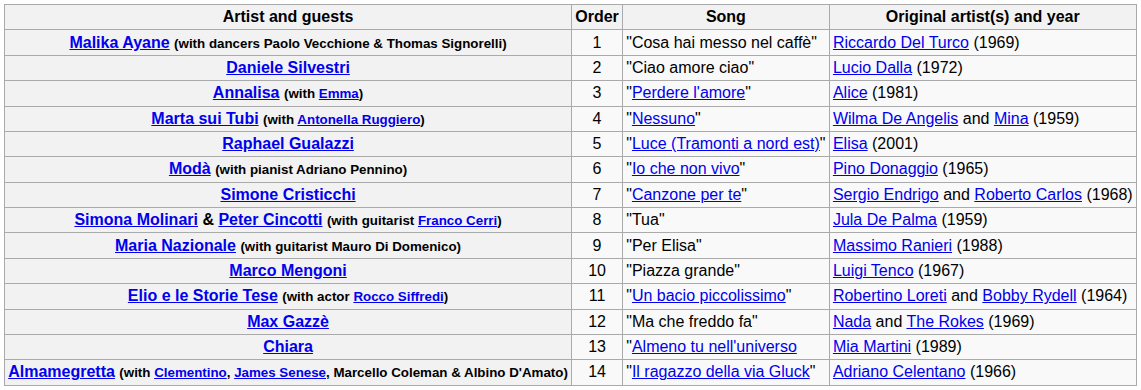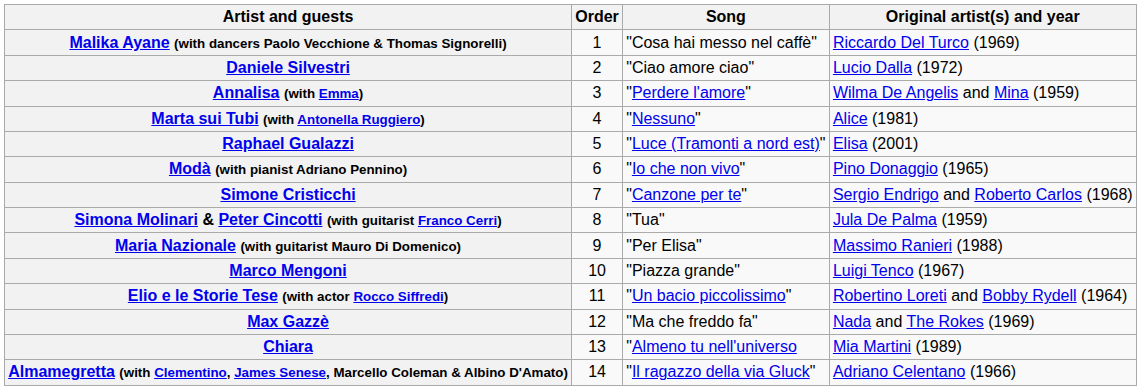(876, 93) Alice (1981) -> (956, 93) Wilma De Angelis and Mina (1959)
(956, 118) Wilma De Angelis and Mina (1959) -> (876, 118) Alice (1981)
